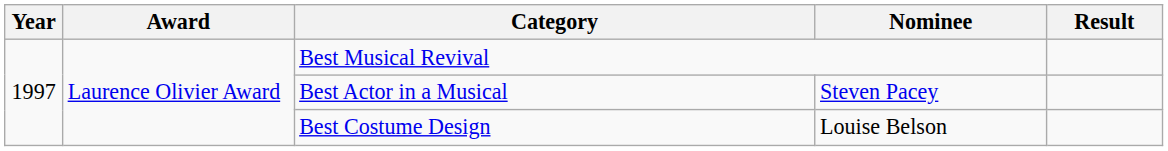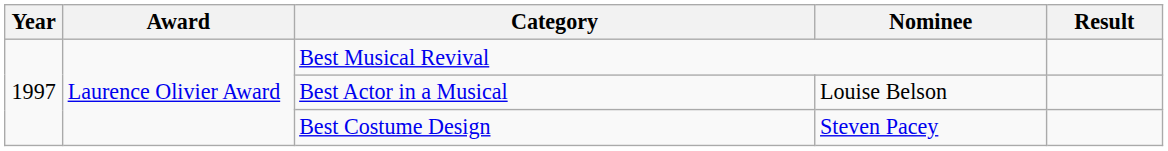(879, 92) Steven Pacey -> (884, 92) Louise Belson
(884, 127) Louise Belson -> (879, 127) Steven Pacey
